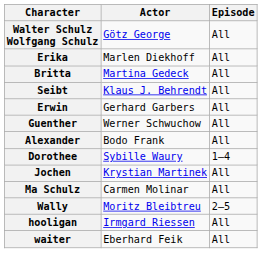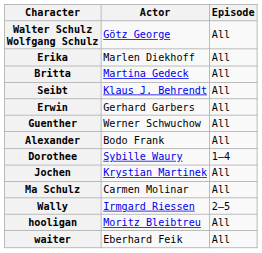(152, 206) Moritz Bleibtreu -> (149, 206) Irmgard Riessen
(149, 223) Irmgard Riessen -> (152, 223) Moritz Bleibtreu
